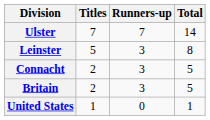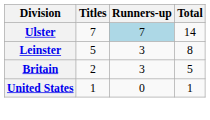(142, 32) no background -> (142, 32) lightblue background
- row: (40, 69)
